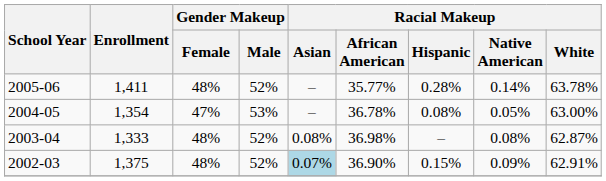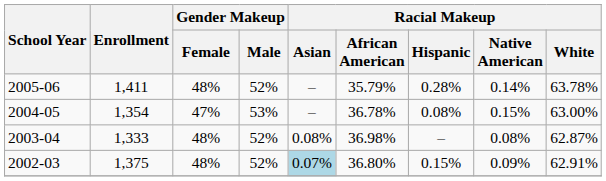(372, 86) 35.77% -> (372, 86) 35.79%
(510, 112) 0.05% -> (510, 112) 0.15%
(372, 163) 36.90% -> (372, 163) 36.80%
